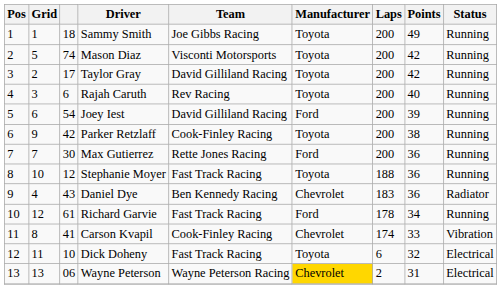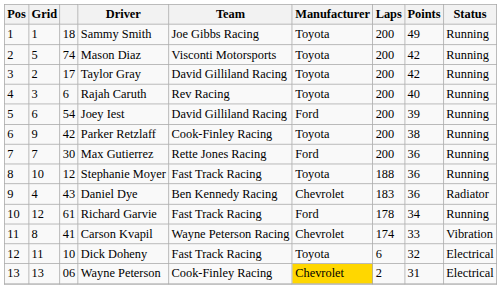(222, 233) Cook-Finley Racing -> (230, 233) Wayne Peterson Racing
(230, 273) Wayne Peterson Racing -> (222, 273) Cook-Finley Racing
